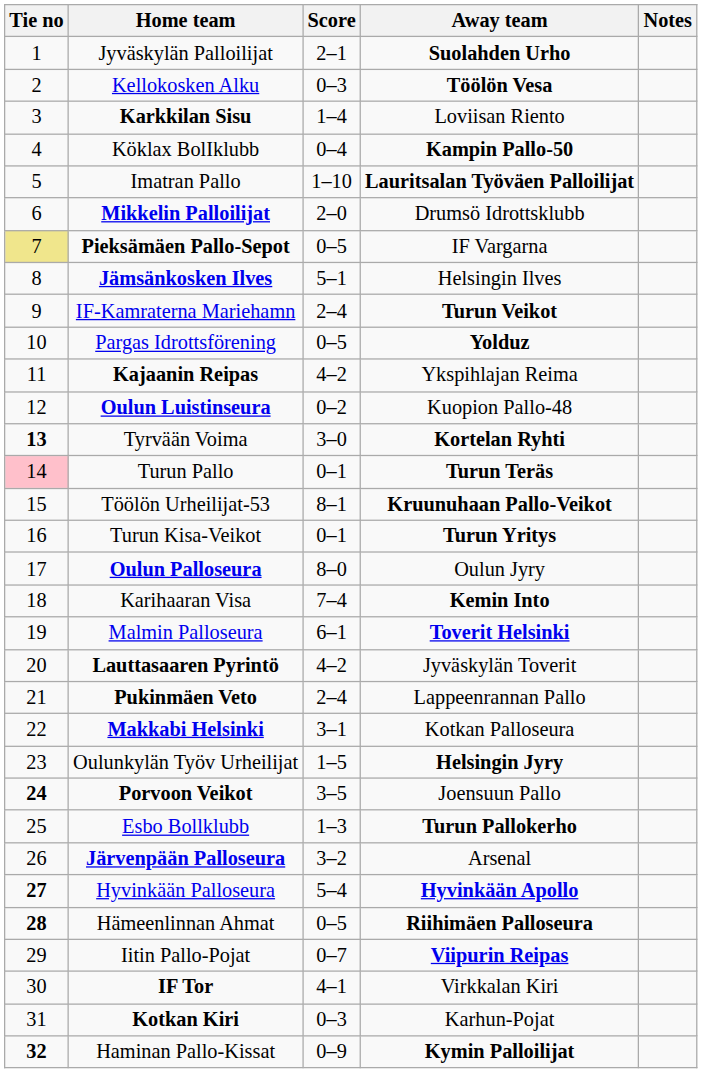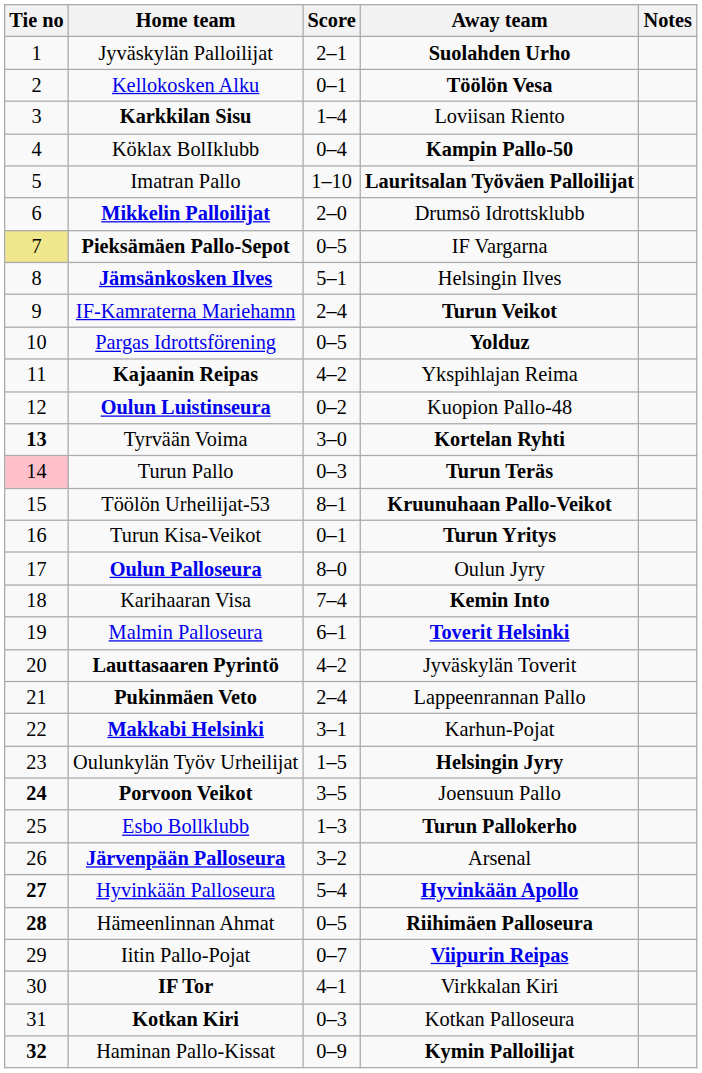(332, 85) 0–3 -> (332, 85) 0–1
(332, 471) 0–1 -> (332, 471) 0–3
(500, 729) Kotkan Palloseura -> (500, 729) Karhun-Pojat
(500, 1019) Karhun-Pojat -> (500, 1019) Kotkan Palloseura
